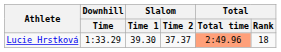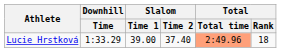(143, 40) 39.30 -> (143, 40) 39.00
(178, 40) 37.37 -> (178, 40) 37.40
